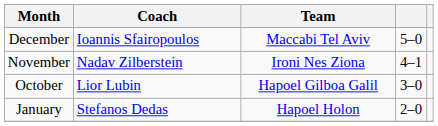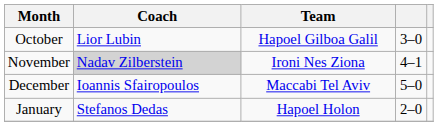rows swapped: (39, 86) <-> (39, 39)
(130, 62) no background -> (130, 62) lightgrey background
